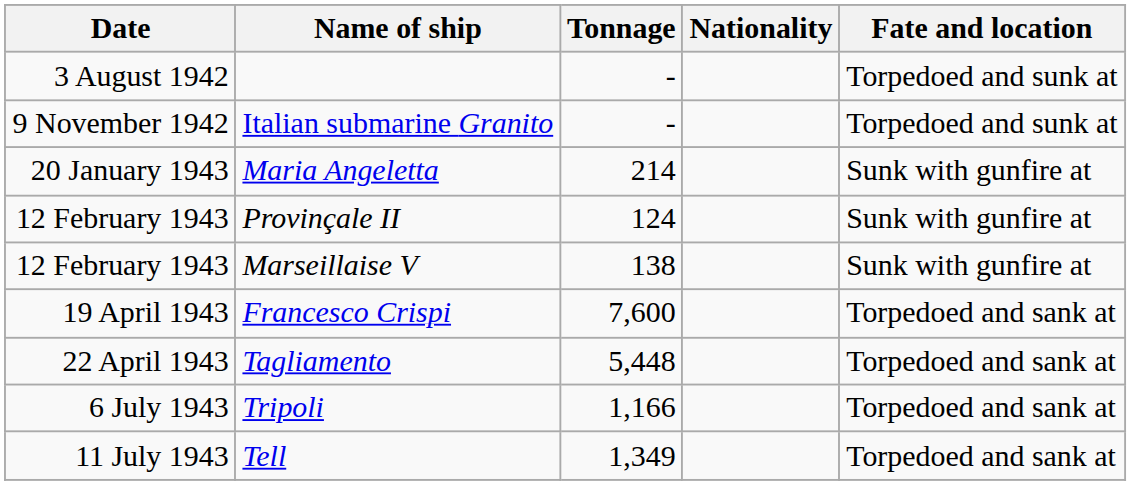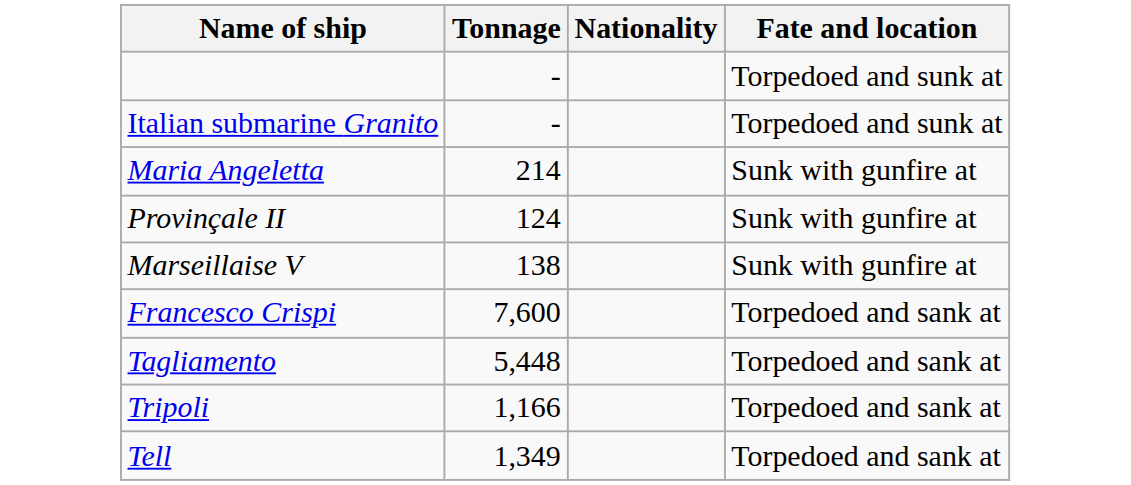- column: (121, 28)
